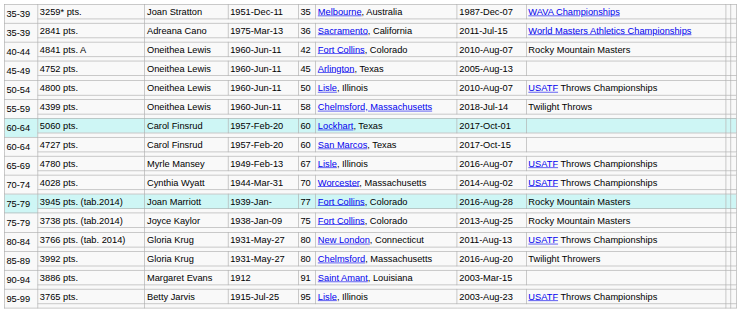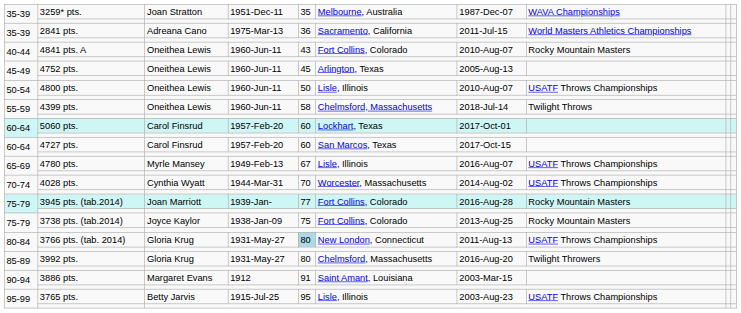(306, 50) 42 -> (306, 50) 43
(306, 240) no background -> (306, 240) lightblue background
